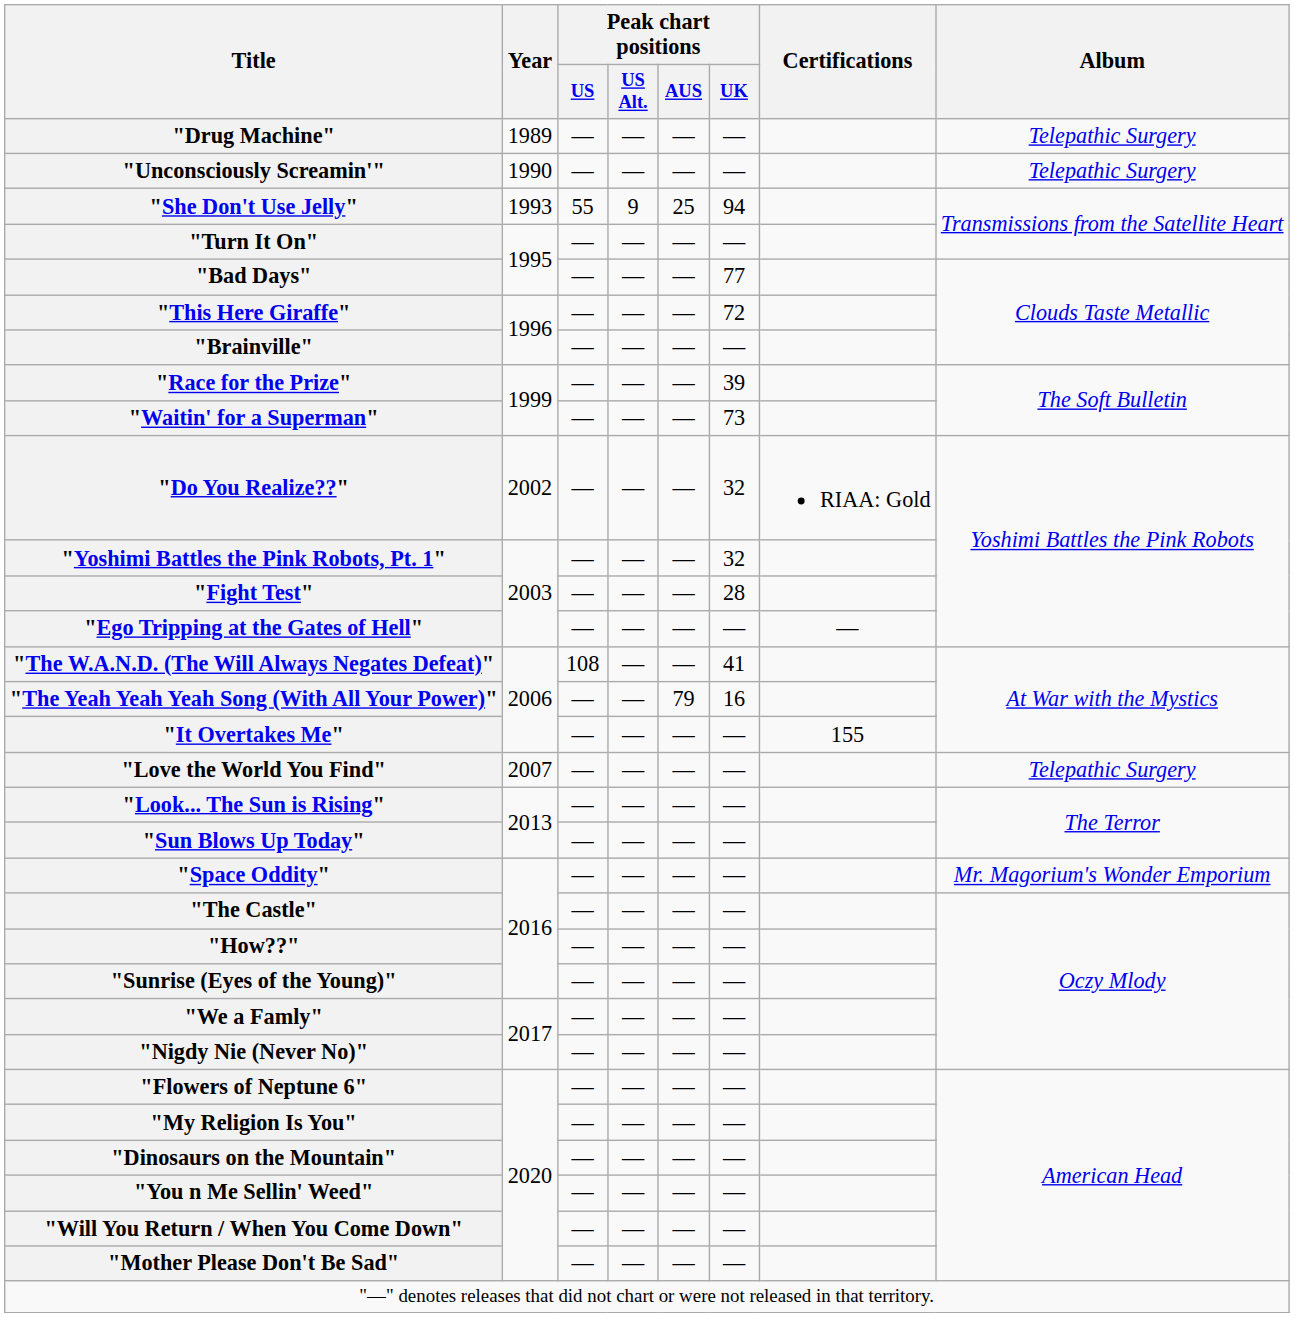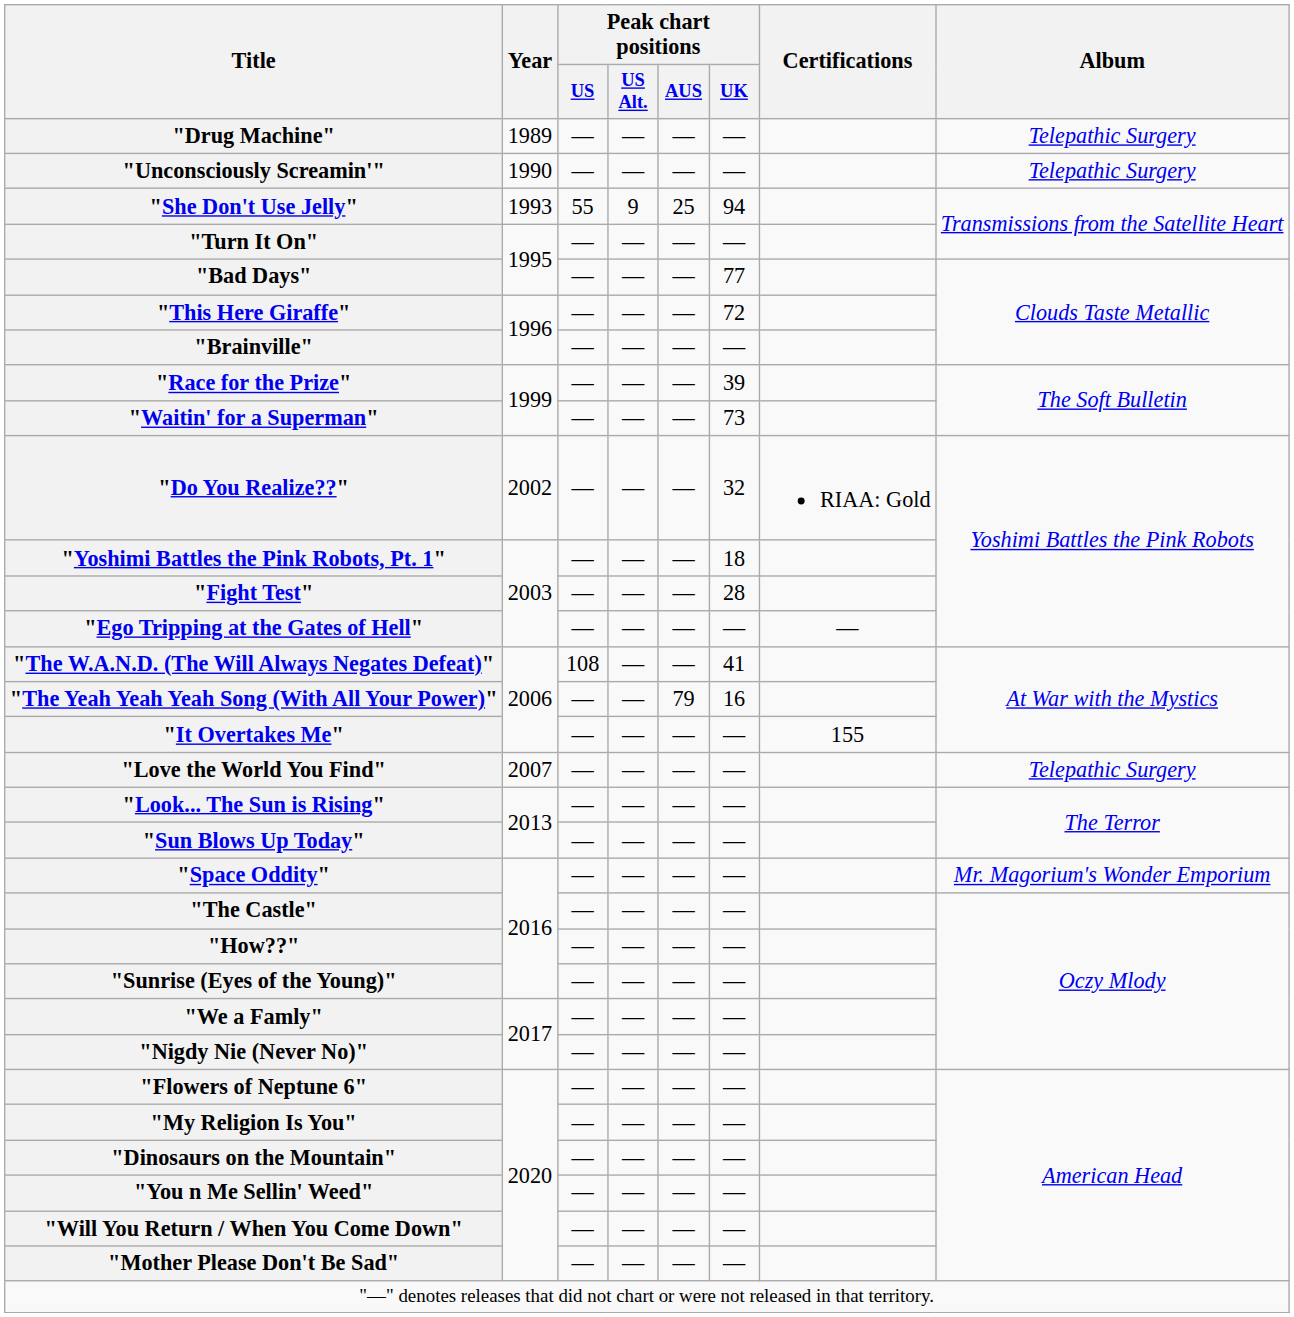(734, 557) 32 -> (734, 557) 18
